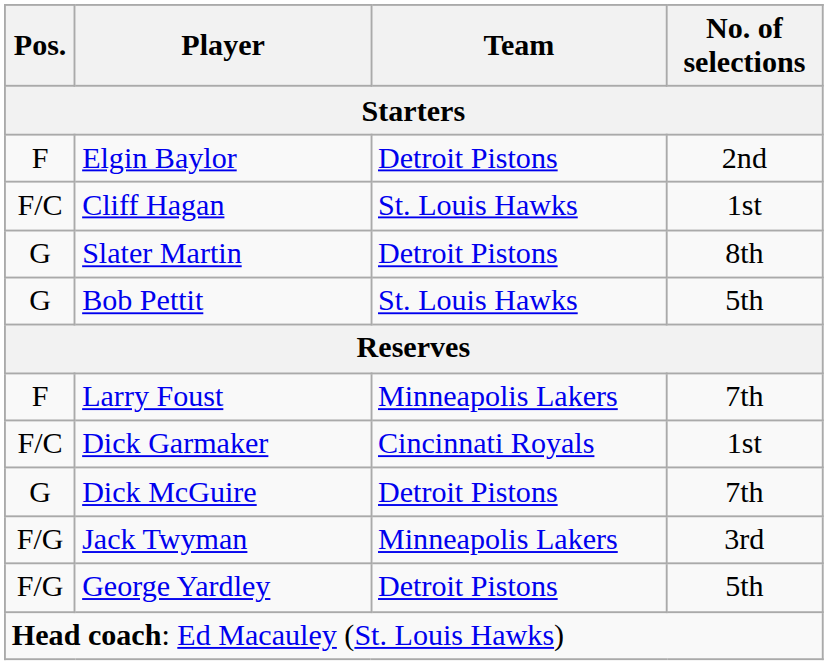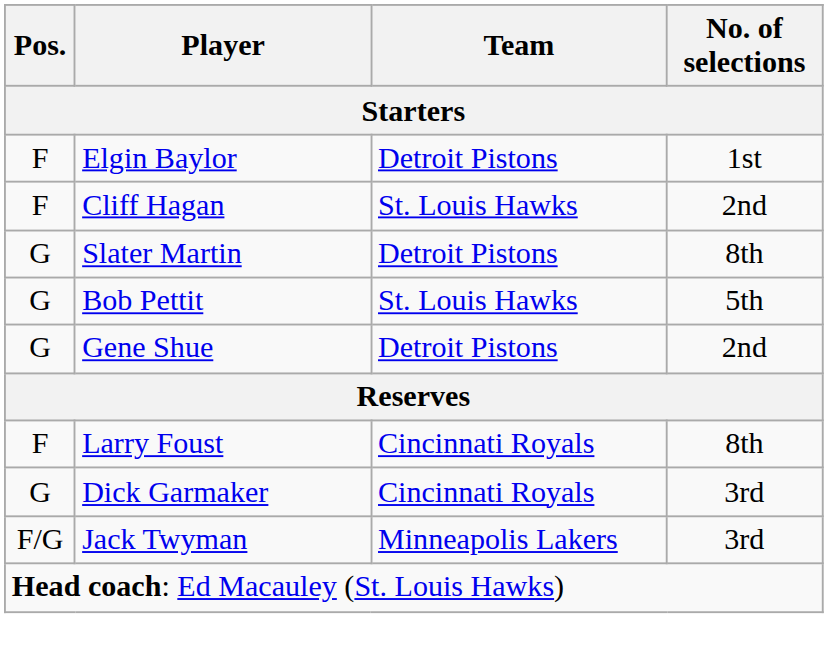(744, 157) 2nd -> (744, 157) 1st
(40, 205) F/C -> (40, 205) F
(744, 205) 1st -> (744, 205) 2nd
+ row: (148, 348)
(498, 396) Minneapolis Lakers -> (486, 443) Cincinnati Royals
(744, 396) 7th -> (744, 443) 8th
(40, 443) F/C -> (40, 491) G
(744, 443) 1st -> (744, 491) 3rd
- row: (169, 491)
- row: (176, 586)
